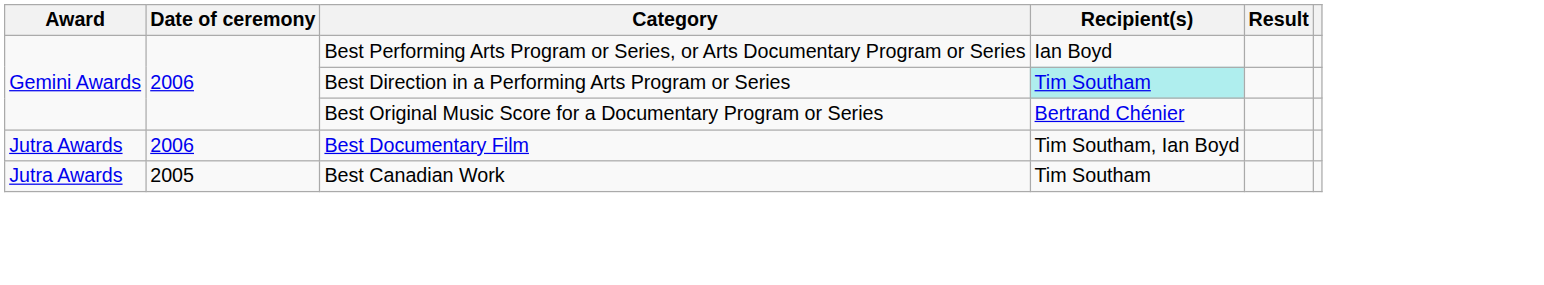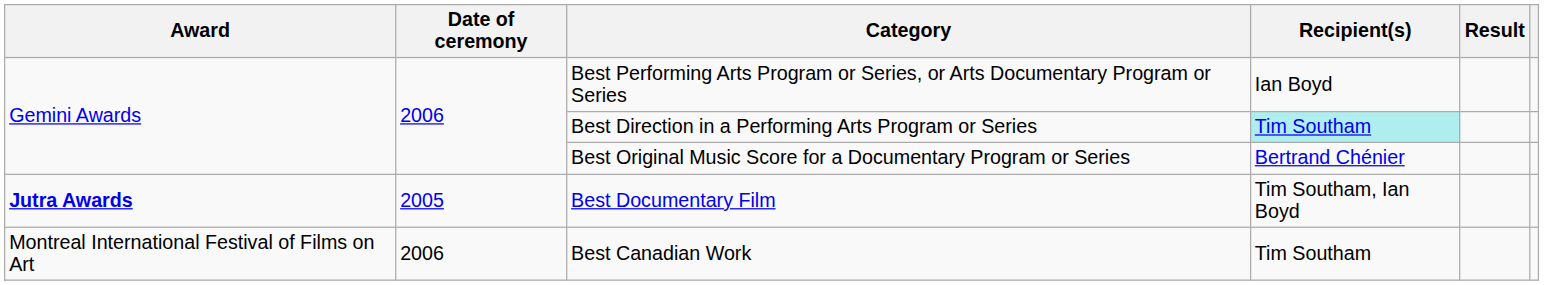(66, 144) normal -> (71, 200) bold
(172, 144) 2006 -> (422, 200) 2005
(66, 176) Jutra Awards -> (192, 253) Montreal International Festival of Films on Art
(172, 176) 2005 -> (422, 253) 2006
